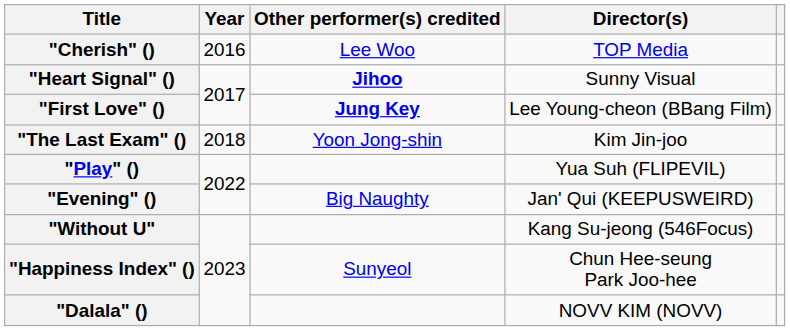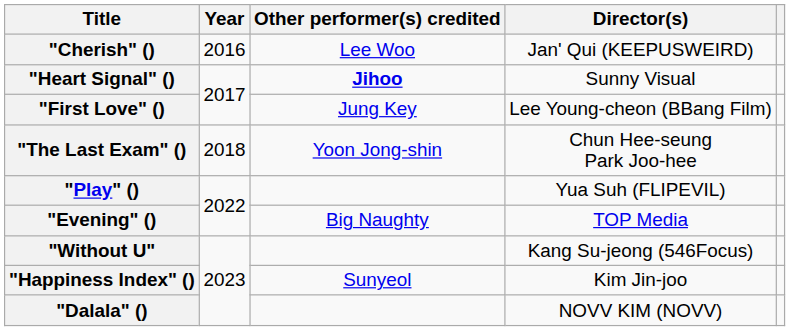(641, 49) TOP Media -> (641, 49) Jan' Qui (KEEPUSWEIRD)
(377, 109) bold -> (377, 109) normal
(641, 139) Kim Jin-joo -> (641, 149) Chun Hee-seung Park Joo-hee
(641, 199) Jan' Qui (KEEPUSWEIRD) -> (641, 220) TOP Media
(641, 269) Chun Hee-seung Park Joo-hee -> (641, 280) Kim Jin-joo
